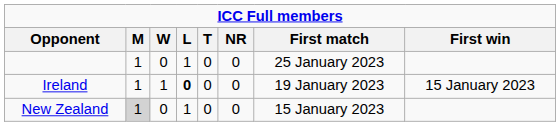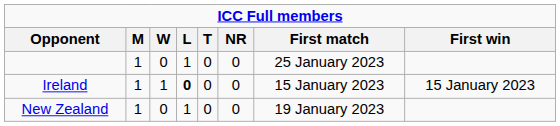(329, 86) 19 January 2023 -> (329, 86) 15 January 2023
(138, 109) lightgrey background -> (138, 109) no background
(329, 109) 15 January 2023 -> (329, 109) 19 January 2023
